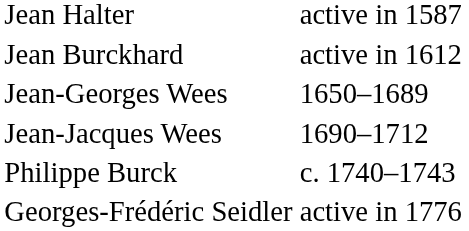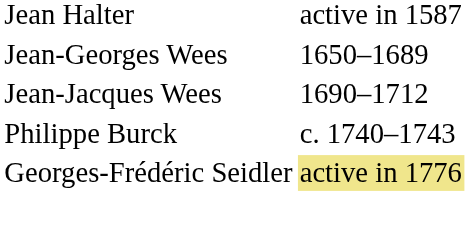- row: (94, 54)
(381, 211) no background -> (381, 172) khaki background
